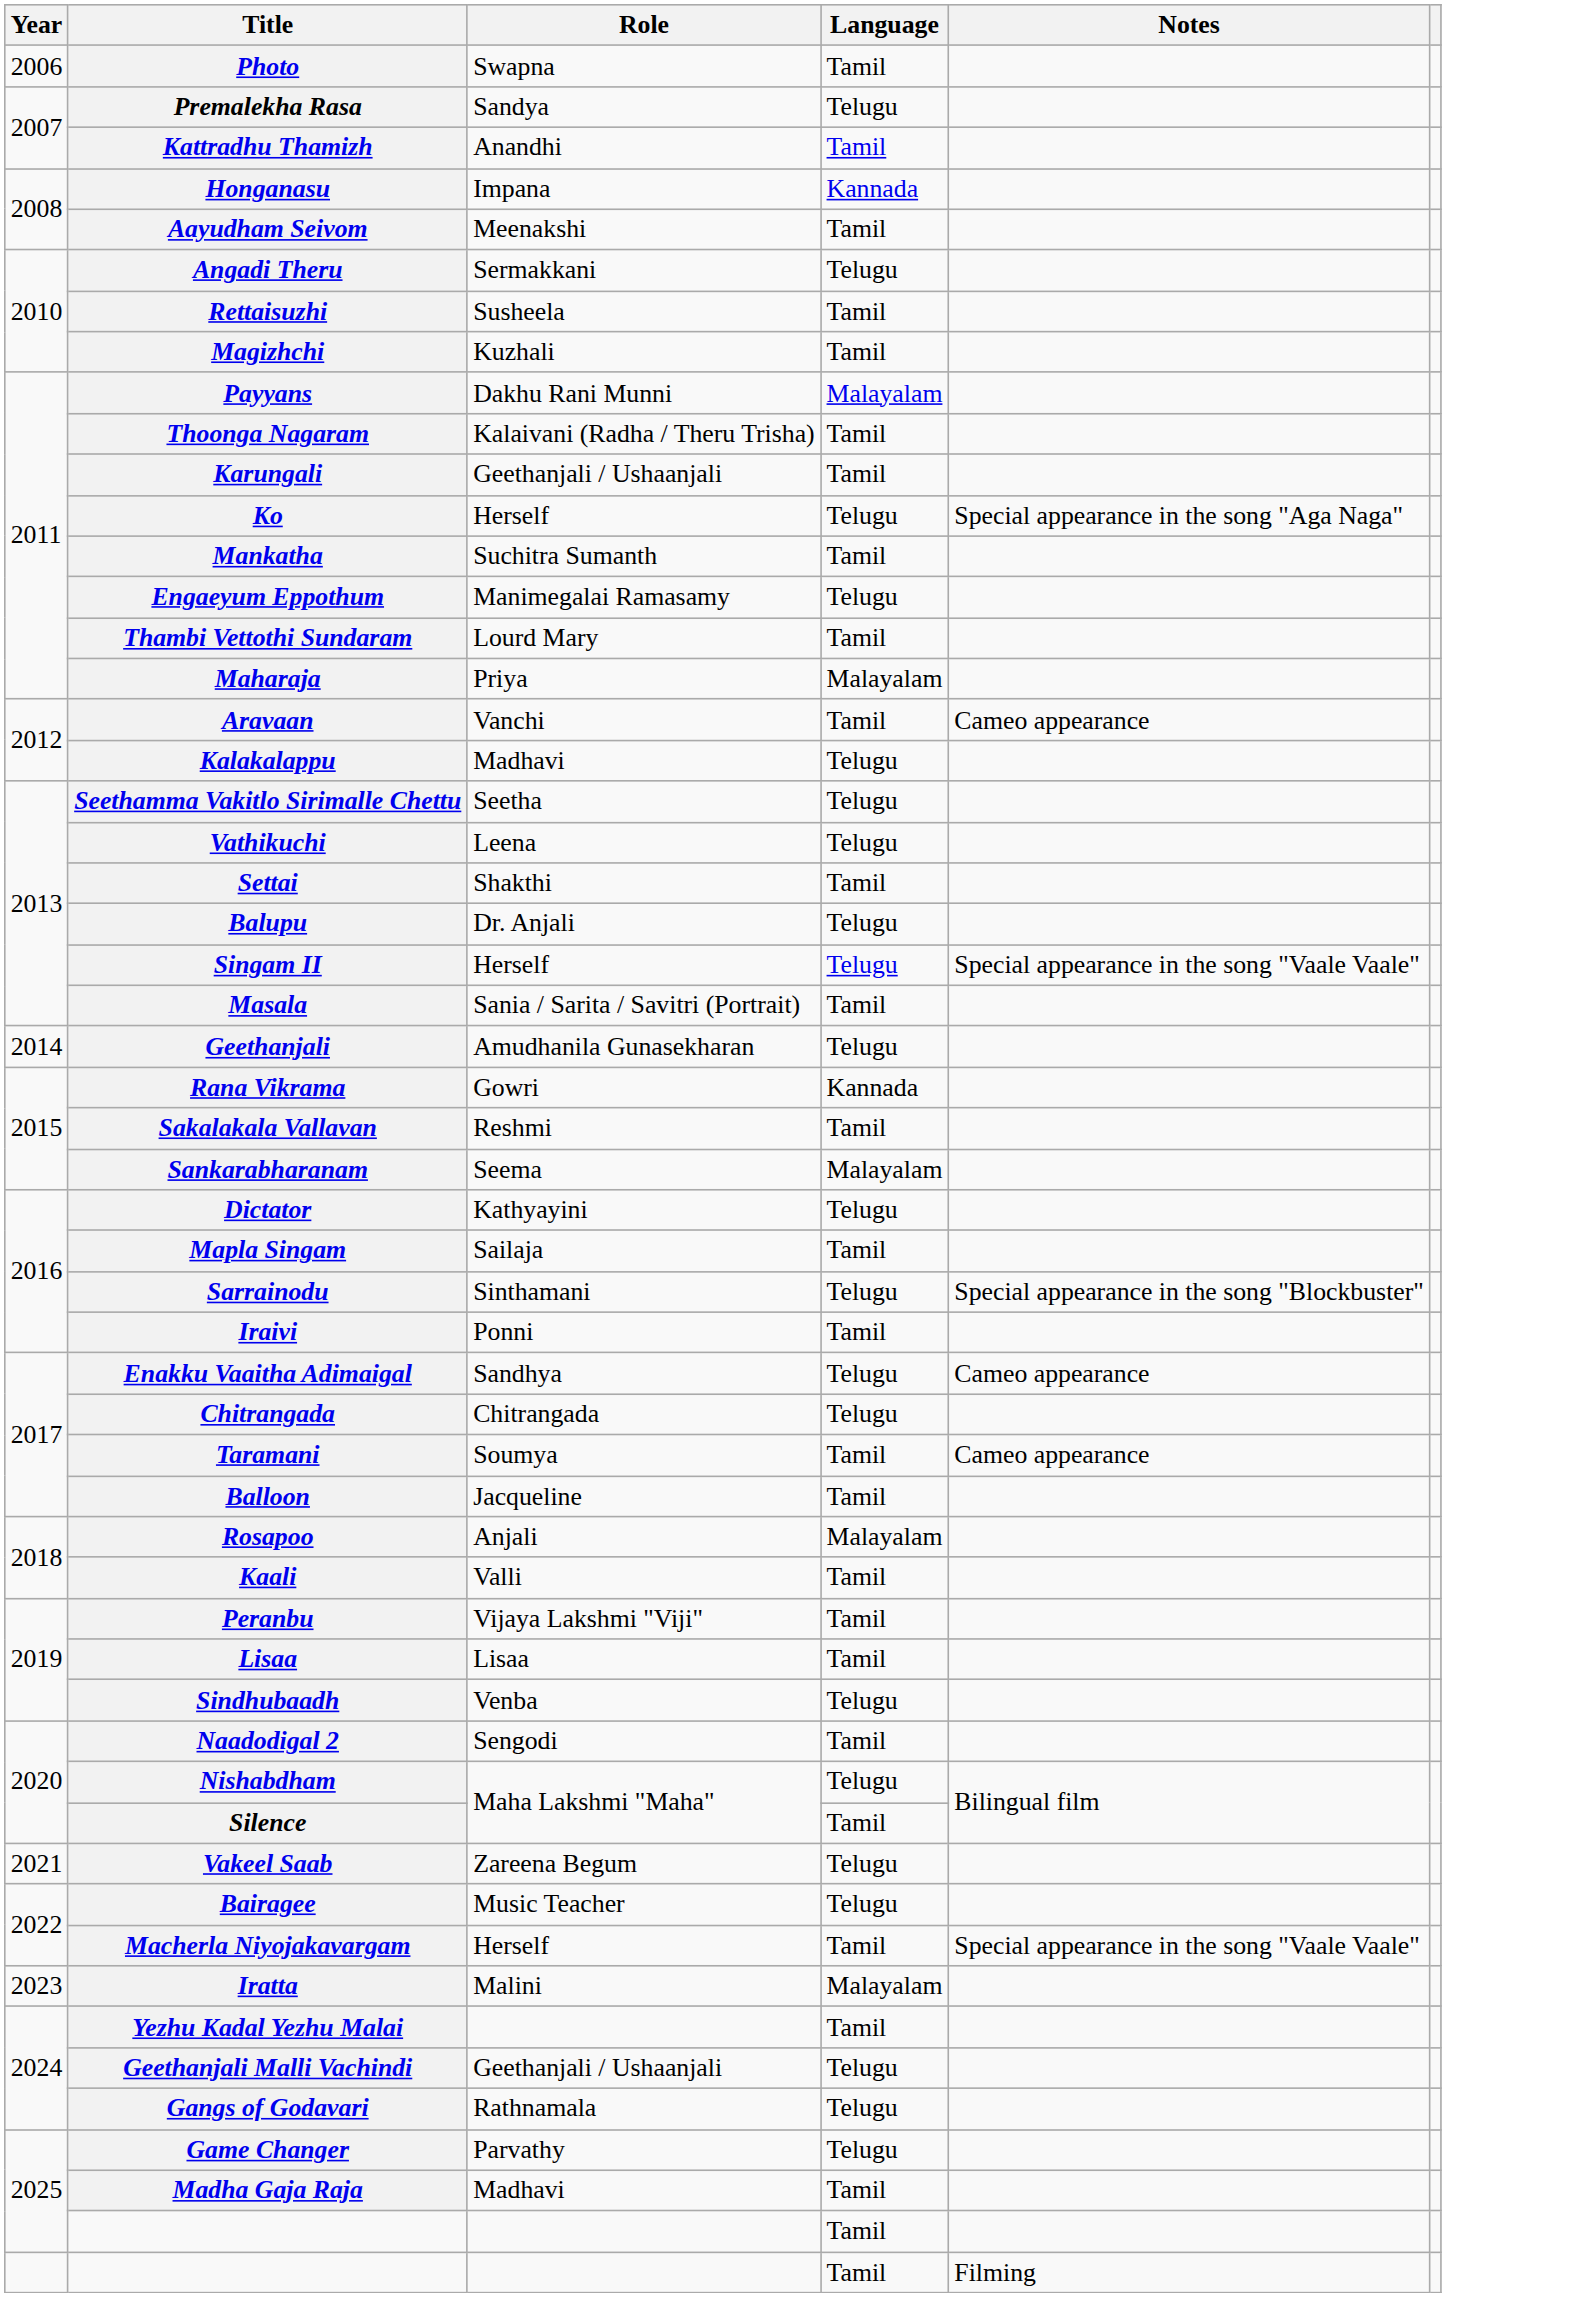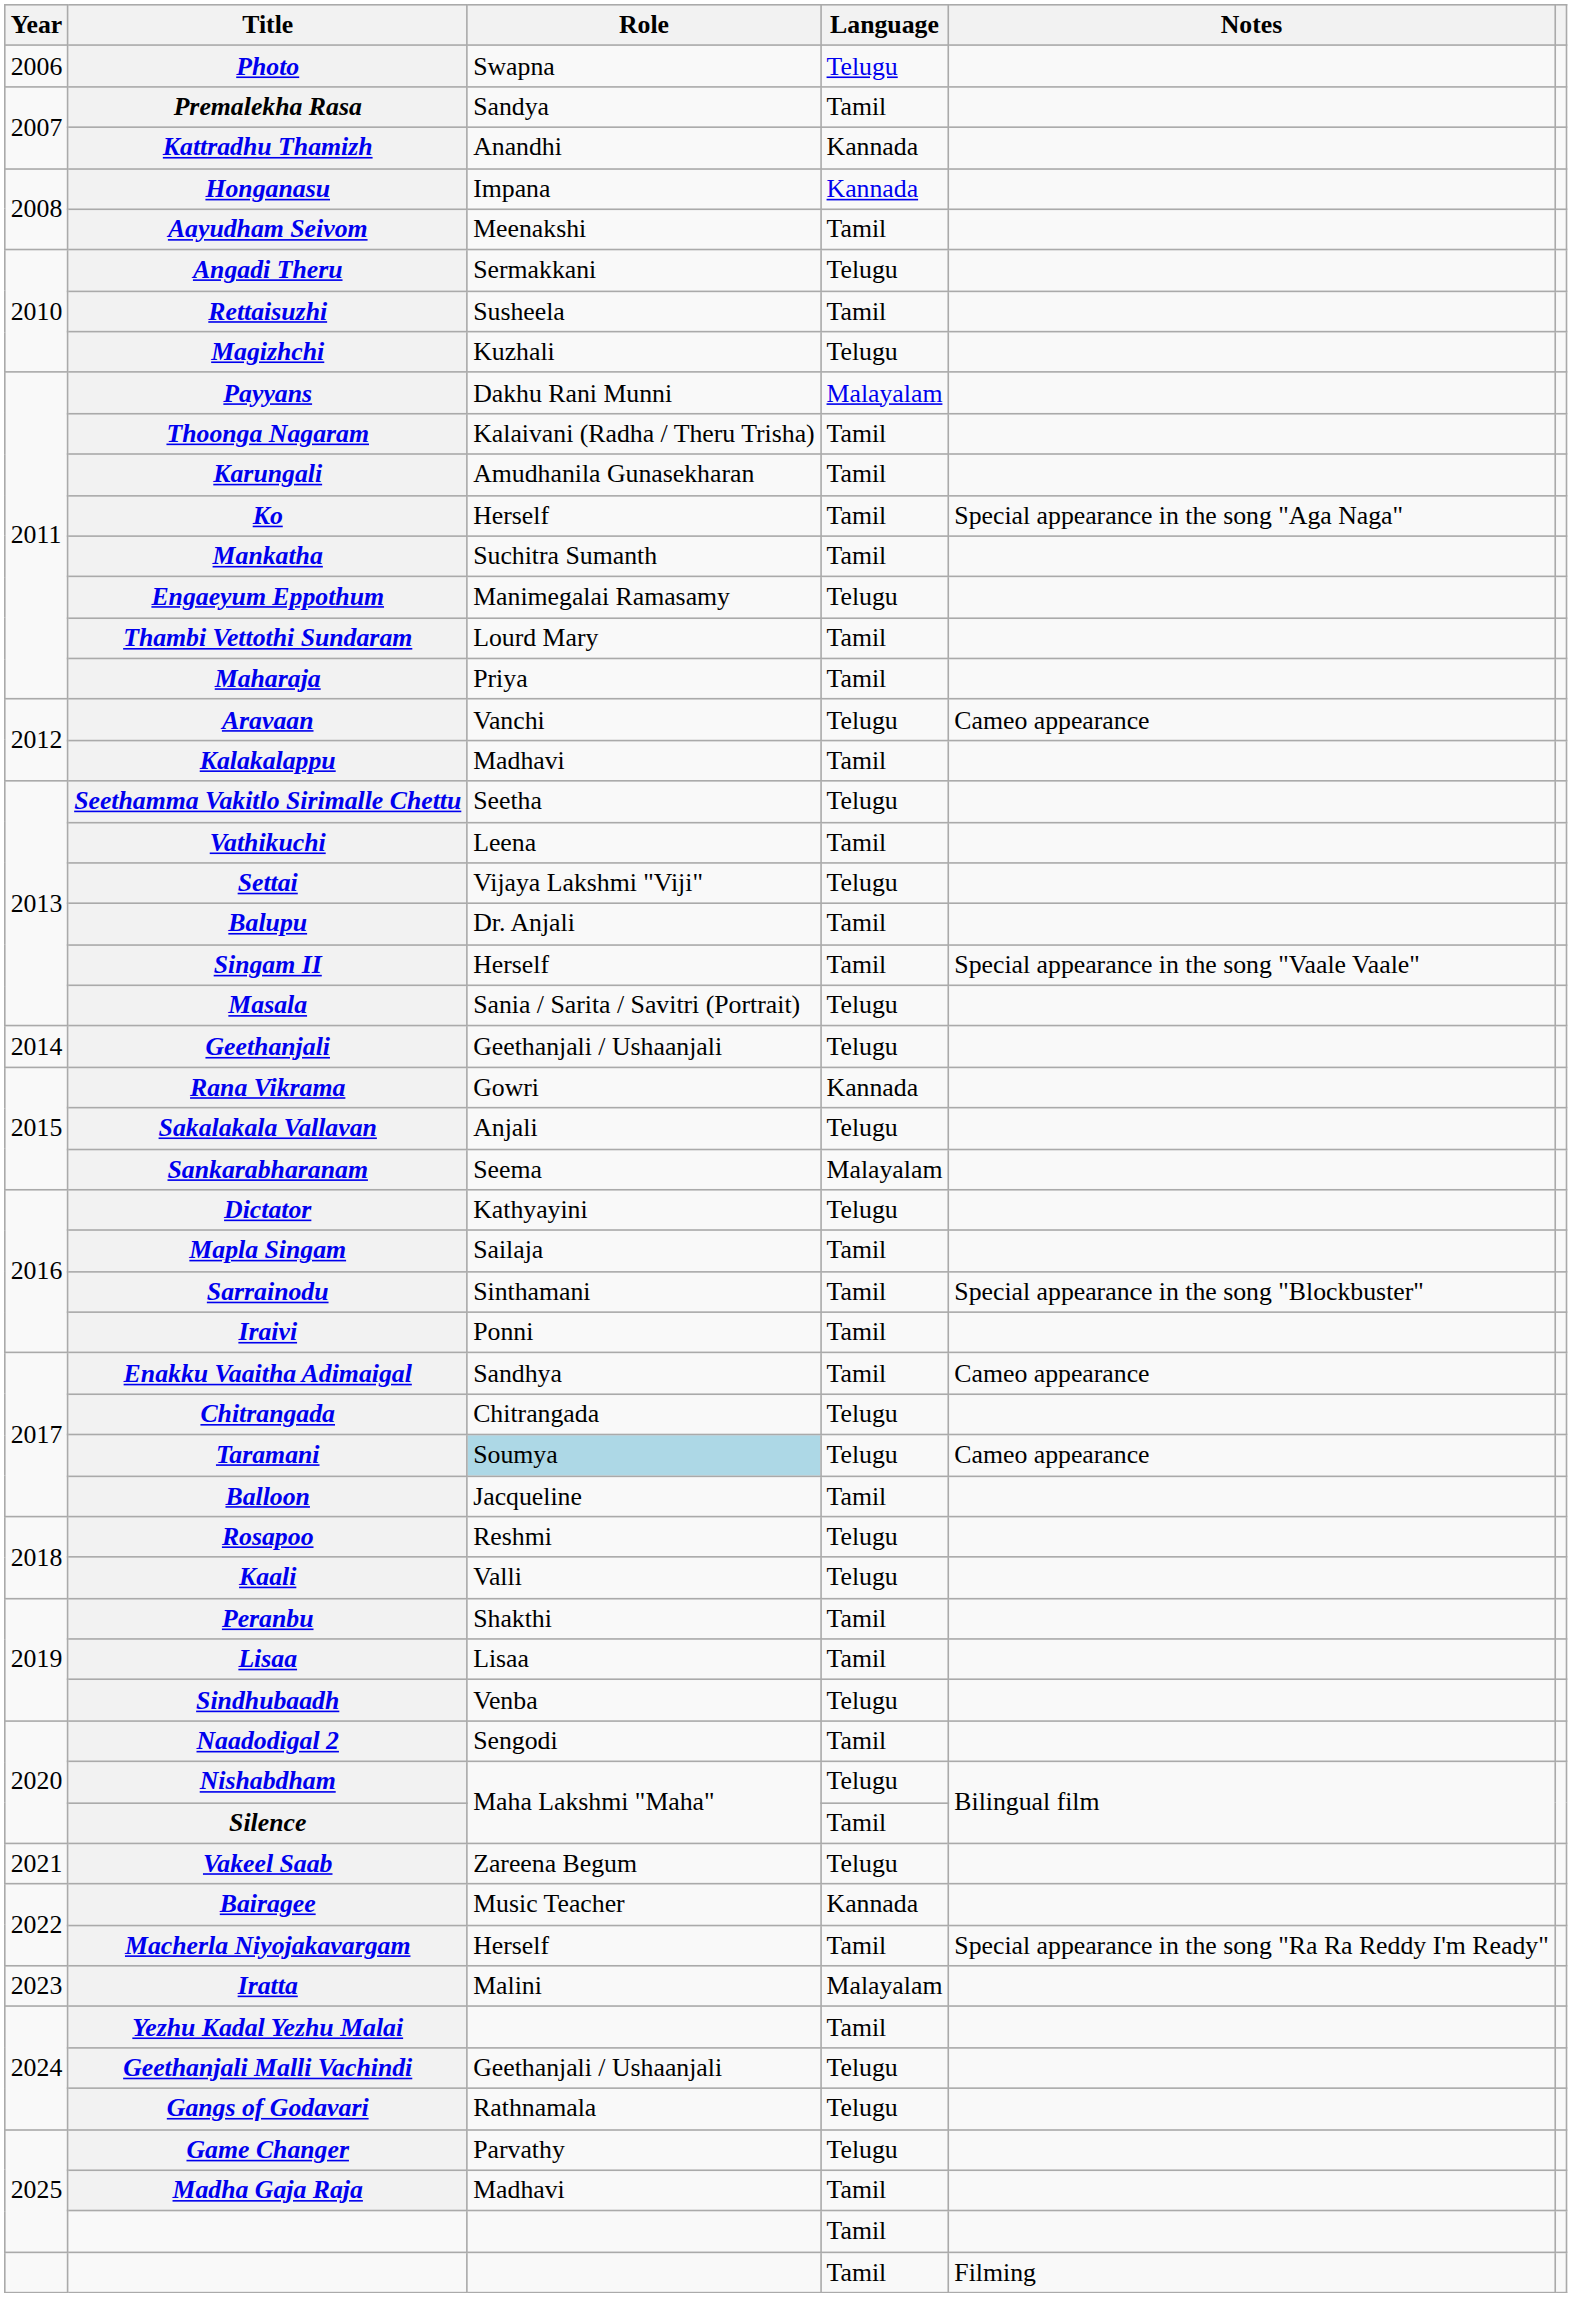(856, 65) Tamil -> (862, 65) Telugu
(862, 106) Telugu -> (856, 106) Tamil
(856, 147) Tamil -> (872, 147) Kannada
(856, 351) Tamil -> (862, 351) Telugu
(598, 474) Geethanjali / Ushaanjali -> (614, 474) Amudhanila Gunasekharan
(862, 515) Telugu -> (856, 515) Tamil
(884, 678) Malayalam -> (856, 678) Tamil
(856, 719) Tamil -> (862, 719) Telugu
(862, 760) Telugu -> (856, 760) Tamil
(862, 842) Telugu -> (856, 842) Tamil
(513, 882) Shakthi -> (588, 882) Vijaya Lakshmi "Viji"
(856, 882) Tamil -> (862, 882) Telugu
(862, 923) Telugu -> (856, 923) Tamil
(862, 964) Telugu -> (856, 964) Tamil
(856, 1005) Tamil -> (862, 1005) Telugu
(614, 1046) Amudhanila Gunasekharan -> (598, 1046) Geethanjali / Ushaanjali
(513, 1127) Reshmi -> (505, 1127) Anjali
(856, 1127) Tamil -> (862, 1127) Telugu
(862, 1291) Telugu -> (856, 1291) Tamil
(862, 1373) Telugu -> (856, 1373) Tamil
(515, 1454) no background -> (515, 1454) lightblue background
(856, 1454) Tamil -> (862, 1454) Telugu
(505, 1536) Anjali -> (513, 1536) Reshmi
(884, 1536) Malayalam -> (862, 1536) Telugu
(856, 1577) Tamil -> (862, 1577) Telugu
(588, 1618) Vijaya Lakshmi "Viji" -> (513, 1618) Shakthi
(862, 1904) Telugu -> (872, 1904) Kannada
(1187, 1945) Special appearance in the song "Vaale Vaale" -> (1251, 1945) Special appearance in the song "Ra Ra Reddy I'm Ready"
